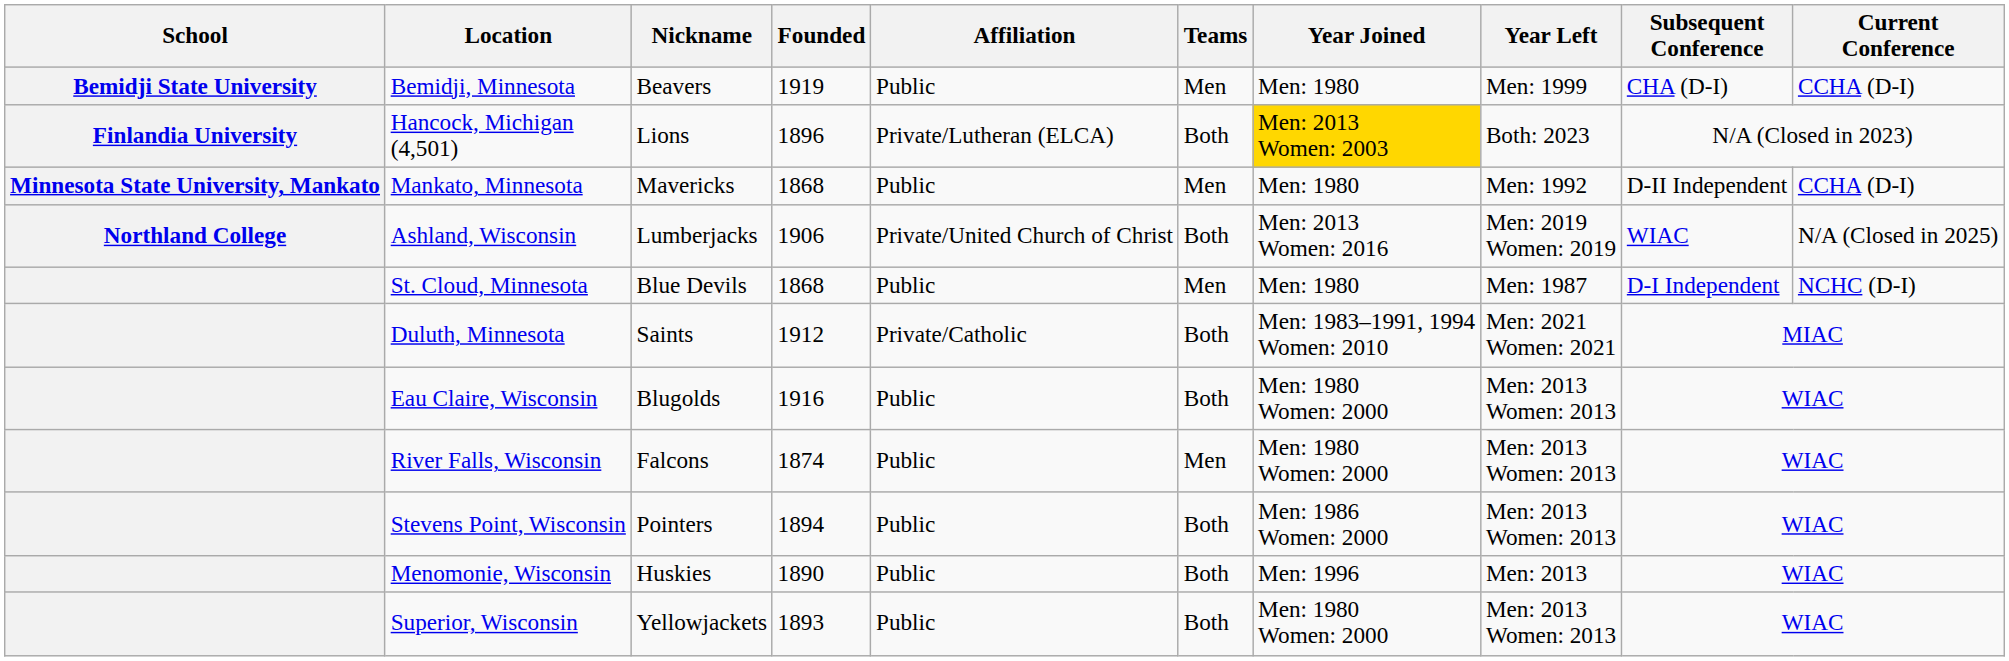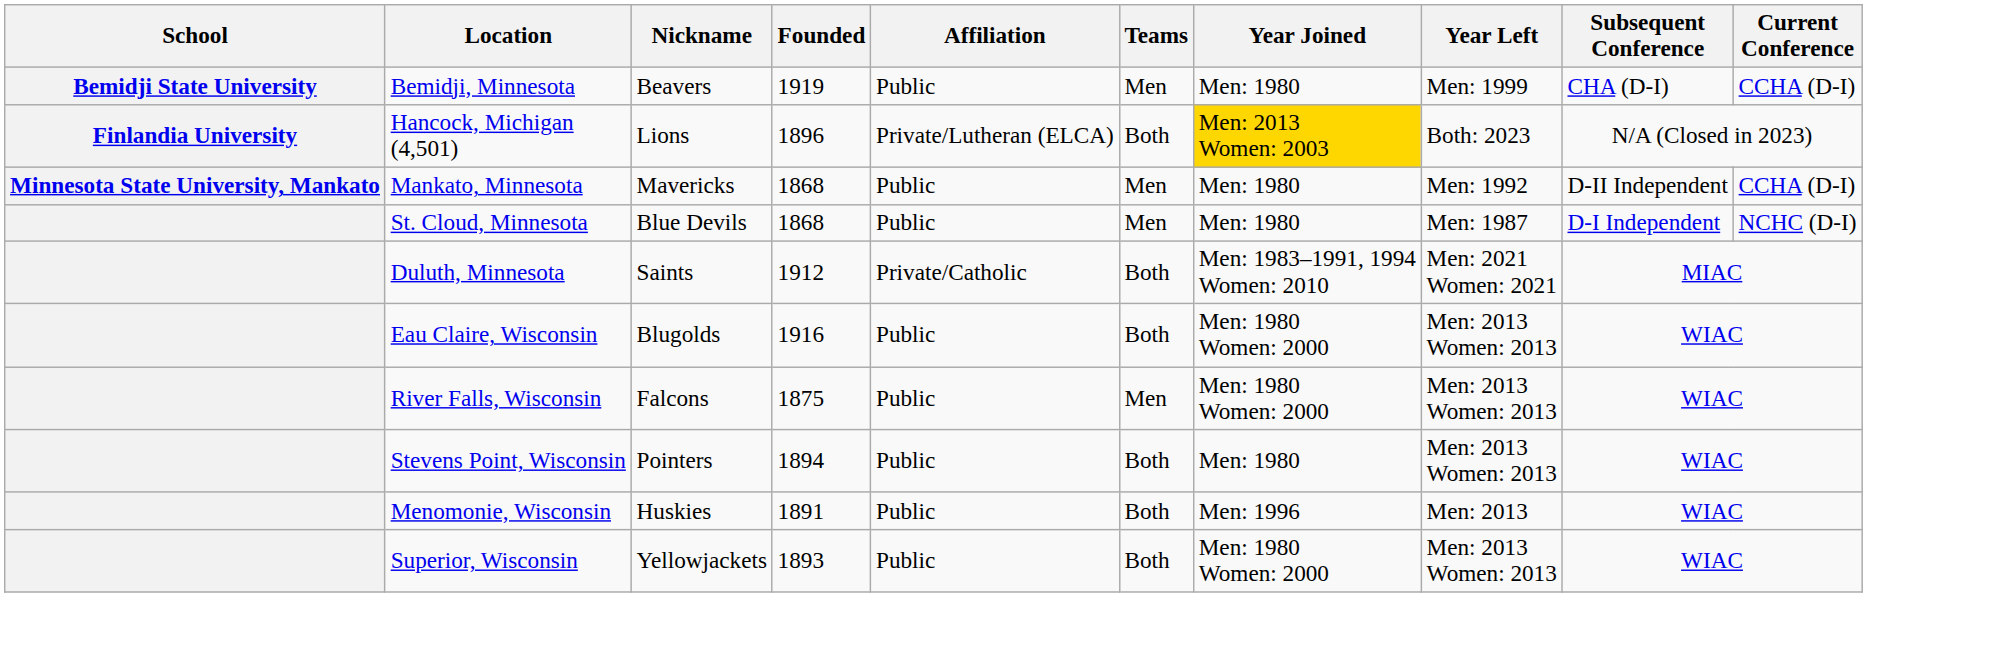- row: (483, 235)
(801, 460) 1874 -> (801, 397) 1875
(1323, 523) Men: 1986 Women: 2000 -> (1249, 460) Men: 1980
(801, 573) 1890 -> (801, 510) 1891
